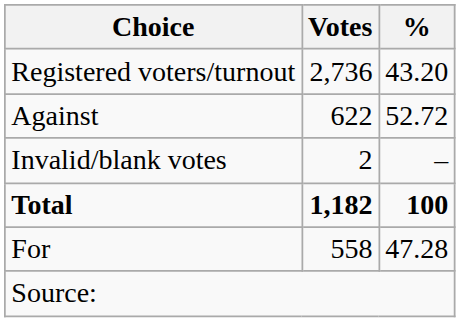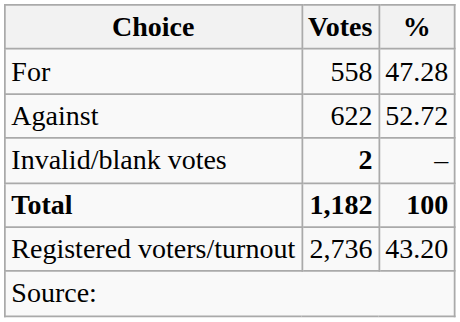rows swapped: (31, 248) <-> (153, 71)
(365, 159) normal -> (365, 159) bold
